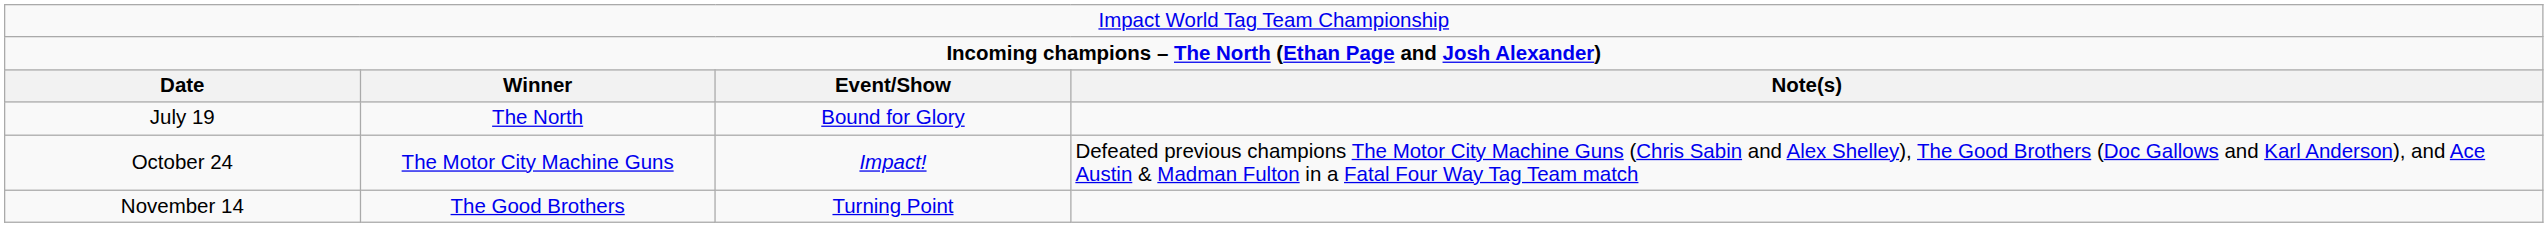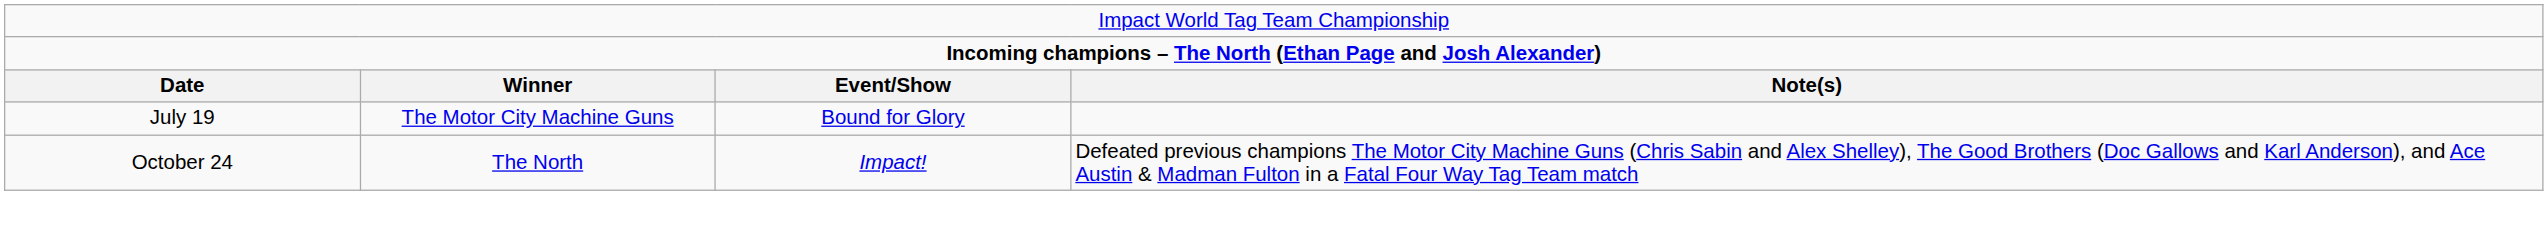(538, 118) The North -> (538, 118) The Motor City Machine Guns
(538, 162) The Motor City Machine Guns -> (538, 162) The North
- row: (182, 206)
